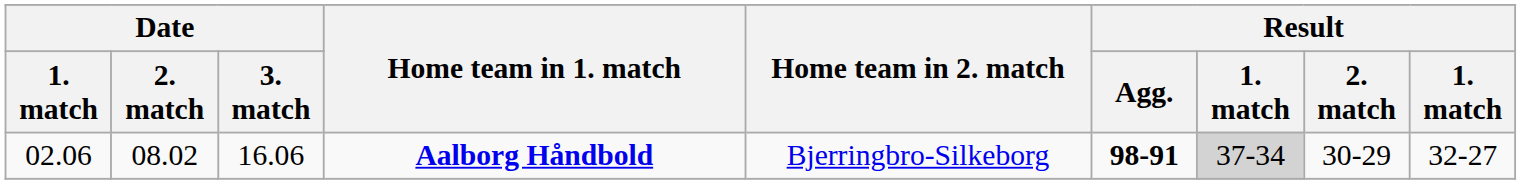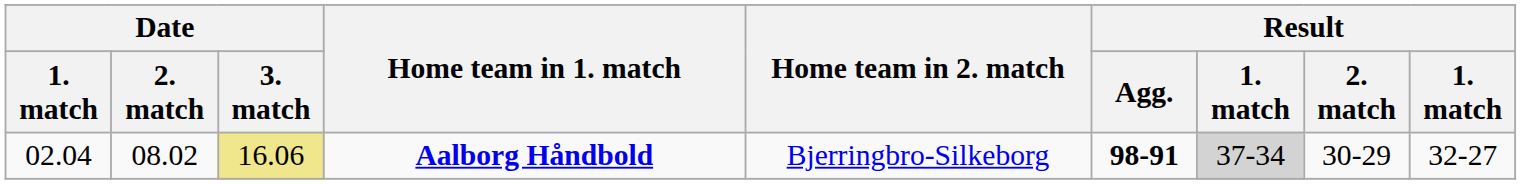(59, 155) 02.06 -> (59, 155) 02.04
(271, 155) no background -> (271, 155) khaki background
